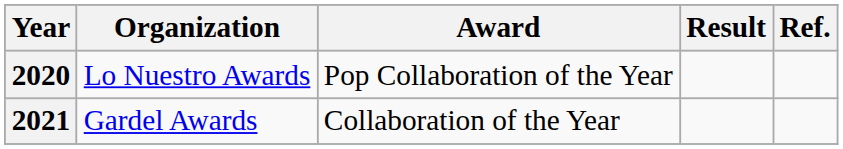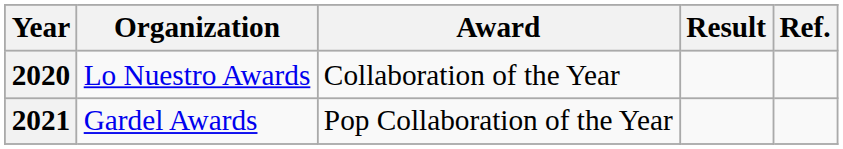(498, 74) Pop Collaboration of the Year -> (472, 74) Collaboration of the Year
(472, 120) Collaboration of the Year -> (498, 120) Pop Collaboration of the Year
